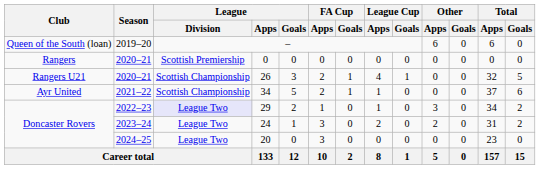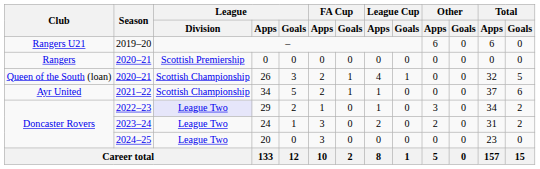(59, 44) Queen of the South (loan) -> (59, 44) Rangers U21
(59, 76) Rangers U21 -> (59, 76) Queen of the South (loan)
